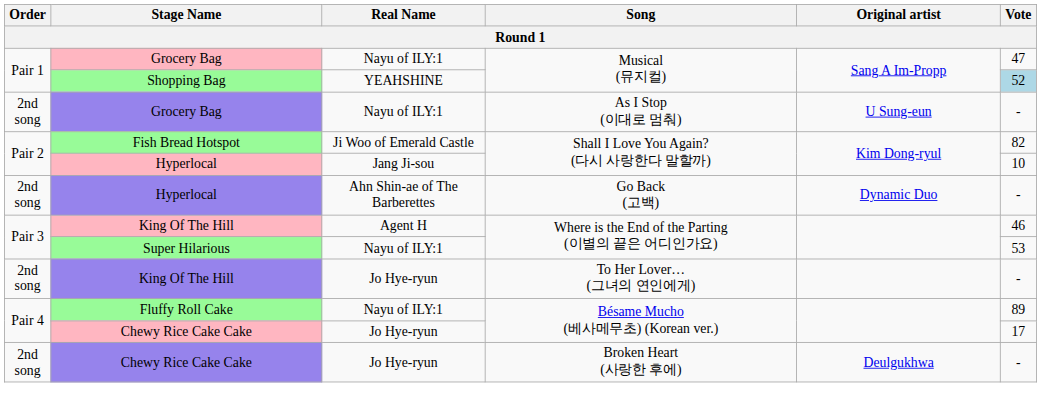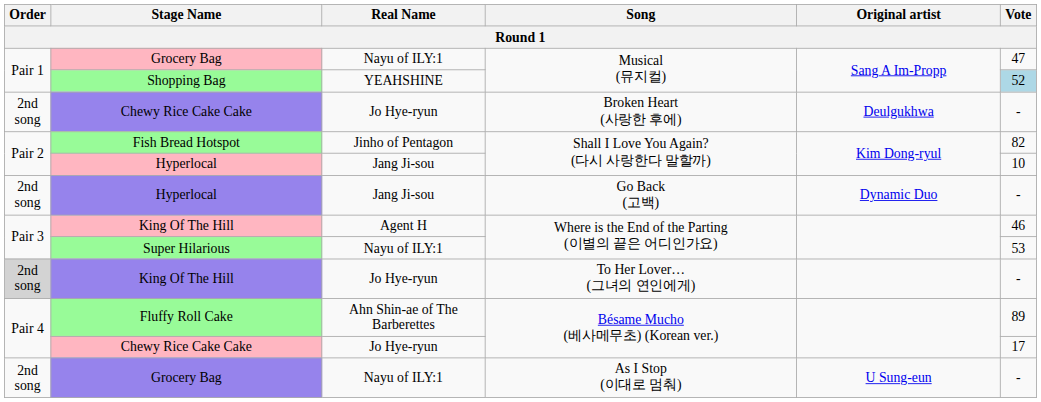rows swapped: (186, 111) <-> (186, 362)
(403, 142) Ji Woo of Emerald Castle -> (403, 142) Jinho of Pentagon
(403, 195) Ahn Shin-ae of The Barberettes -> (403, 195) Jang Ji-sou
(28, 278) no background -> (28, 278) lightgrey background
(403, 309) Nayu of ILY:1 -> (403, 317) Ahn Shin-ae of The Barberettes
